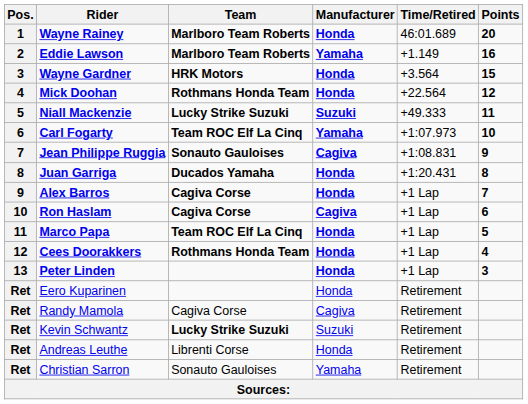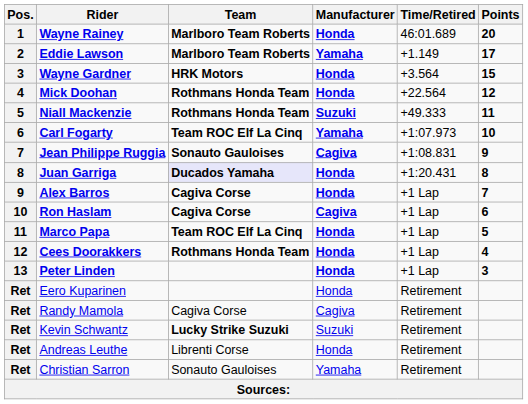(488, 54) 16 -> (488, 54) 17
(230, 113) Lucky Strike Suzuki -> (240, 113) Rothmans Honda Team
(223, 172) no background -> (223, 172) lavender background
